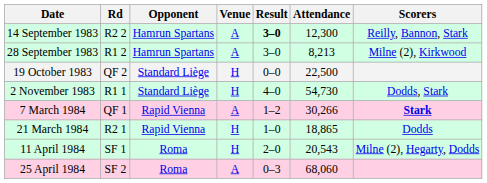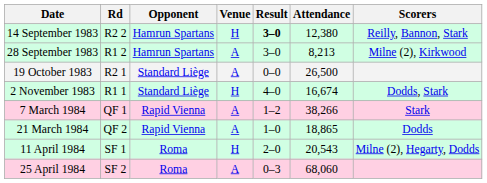(235, 33) A -> (235, 33) H
(322, 33) 12,300 -> (322, 33) 12,380
(115, 72) QF 2 -> (115, 72) R2 1
(235, 72) H -> (235, 72) A
(322, 72) 22,500 -> (322, 72) 26,500
(322, 91) 54,730 -> (322, 91) 16,674
(322, 110) 30,266 -> (322, 110) 38,266
(418, 110) bold -> (418, 110) normal
(115, 130) R2 1 -> (115, 130) QF 2
(235, 130) H -> (235, 130) A
